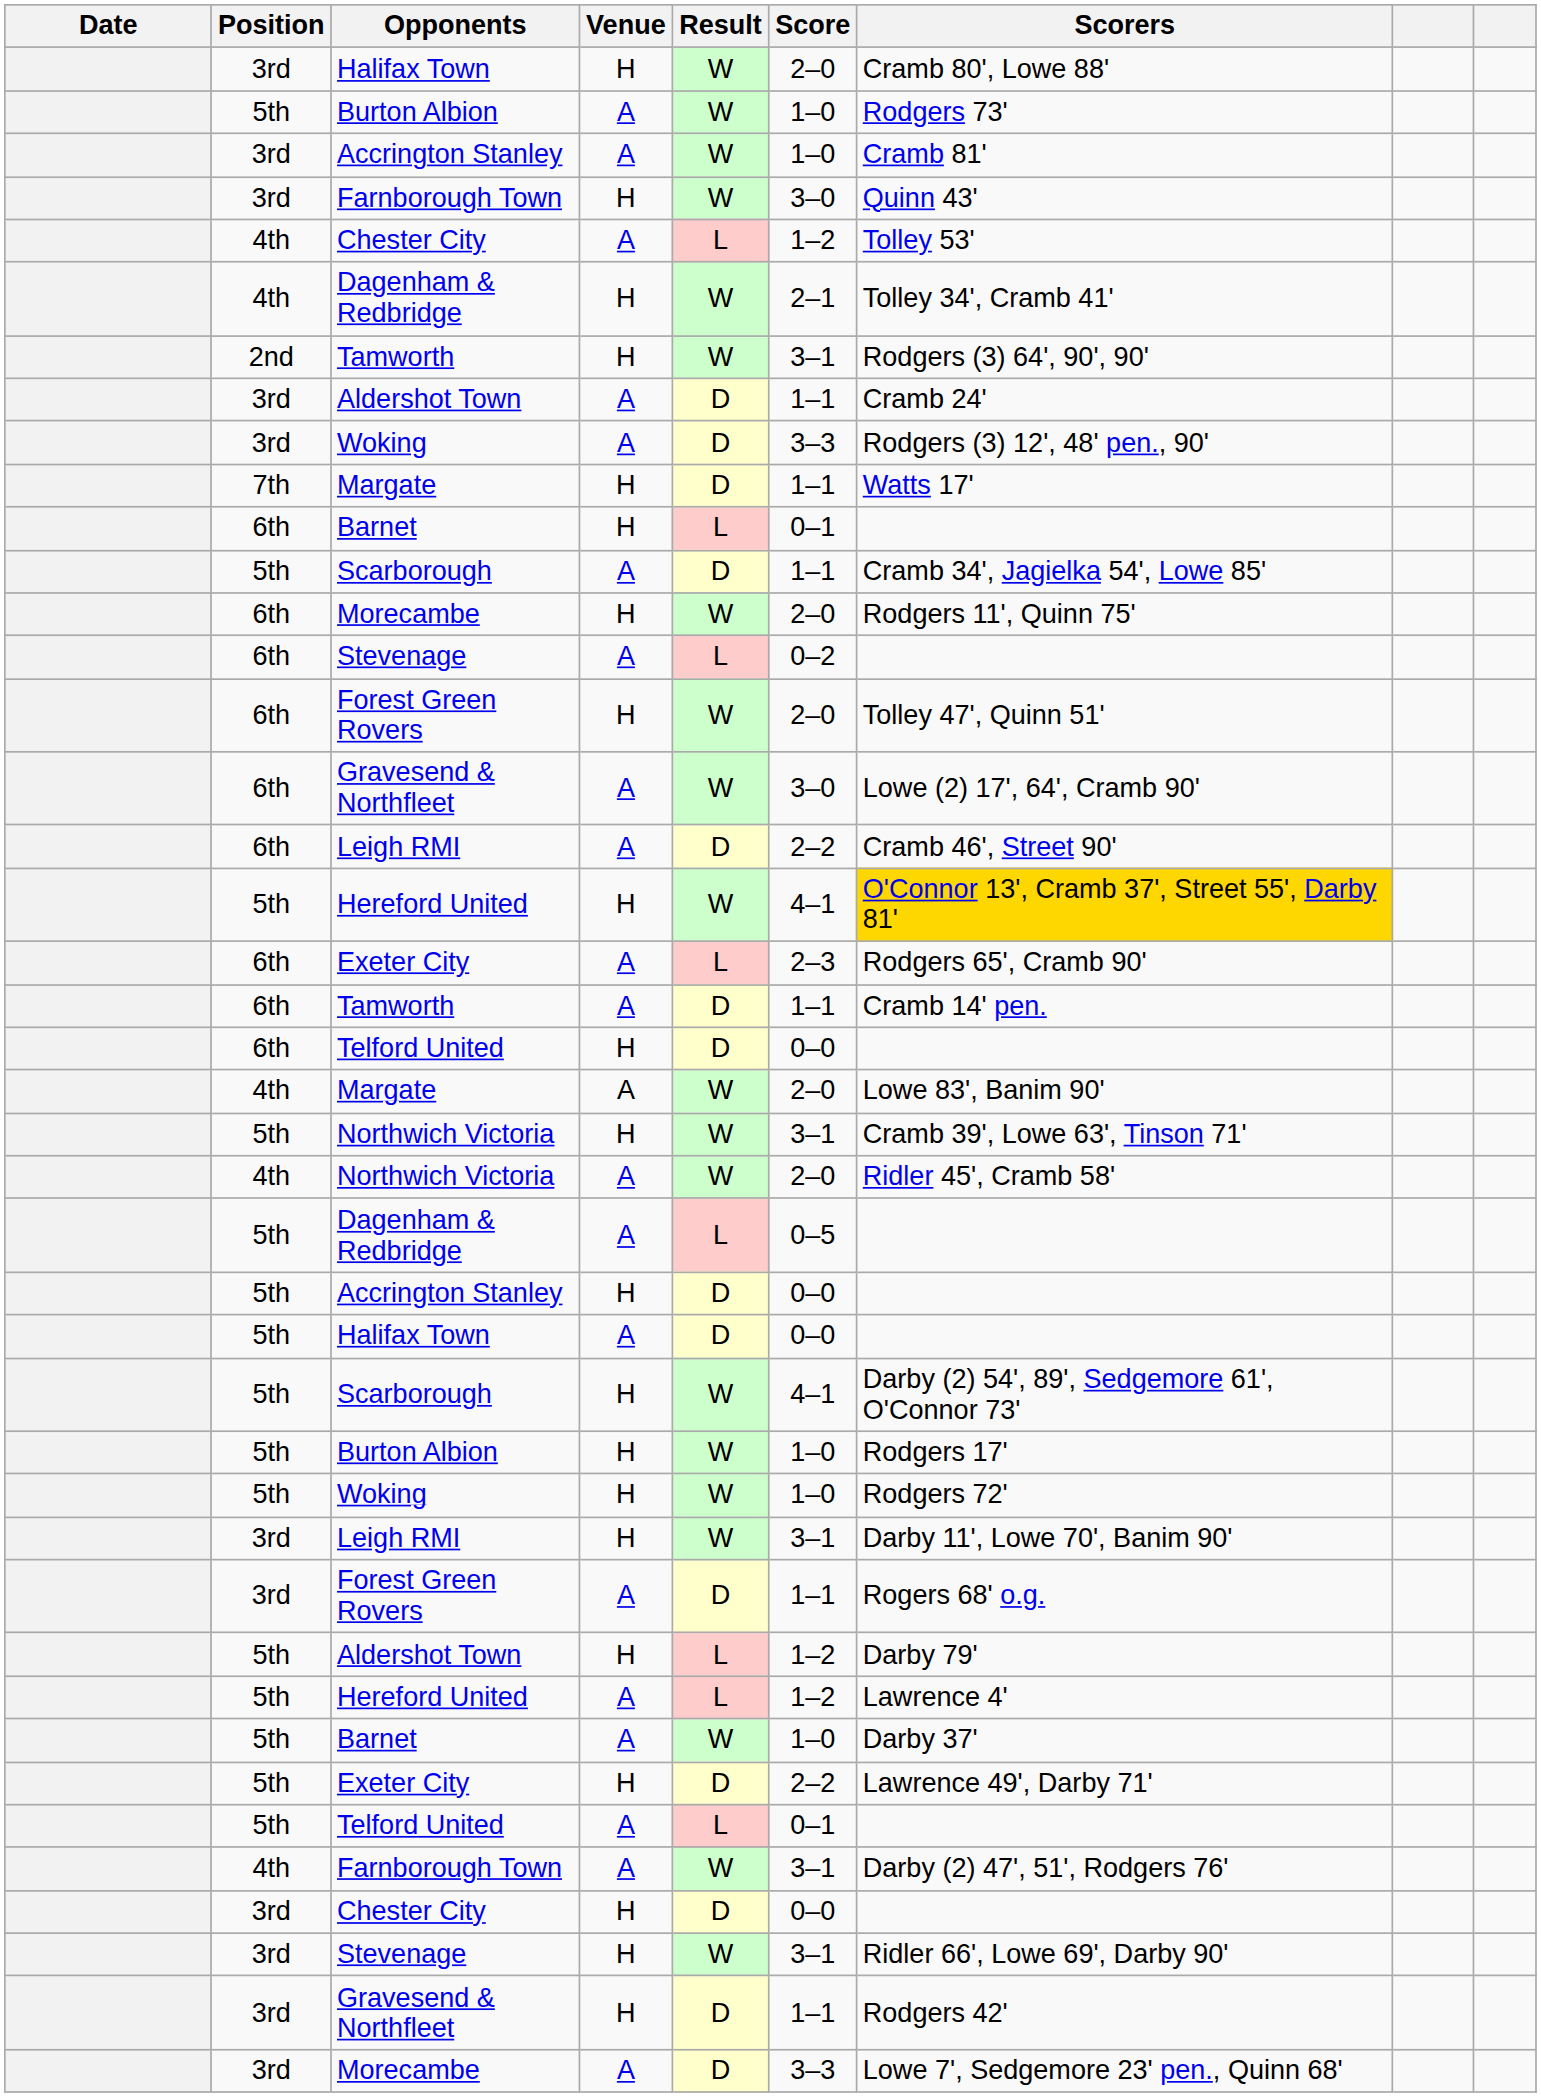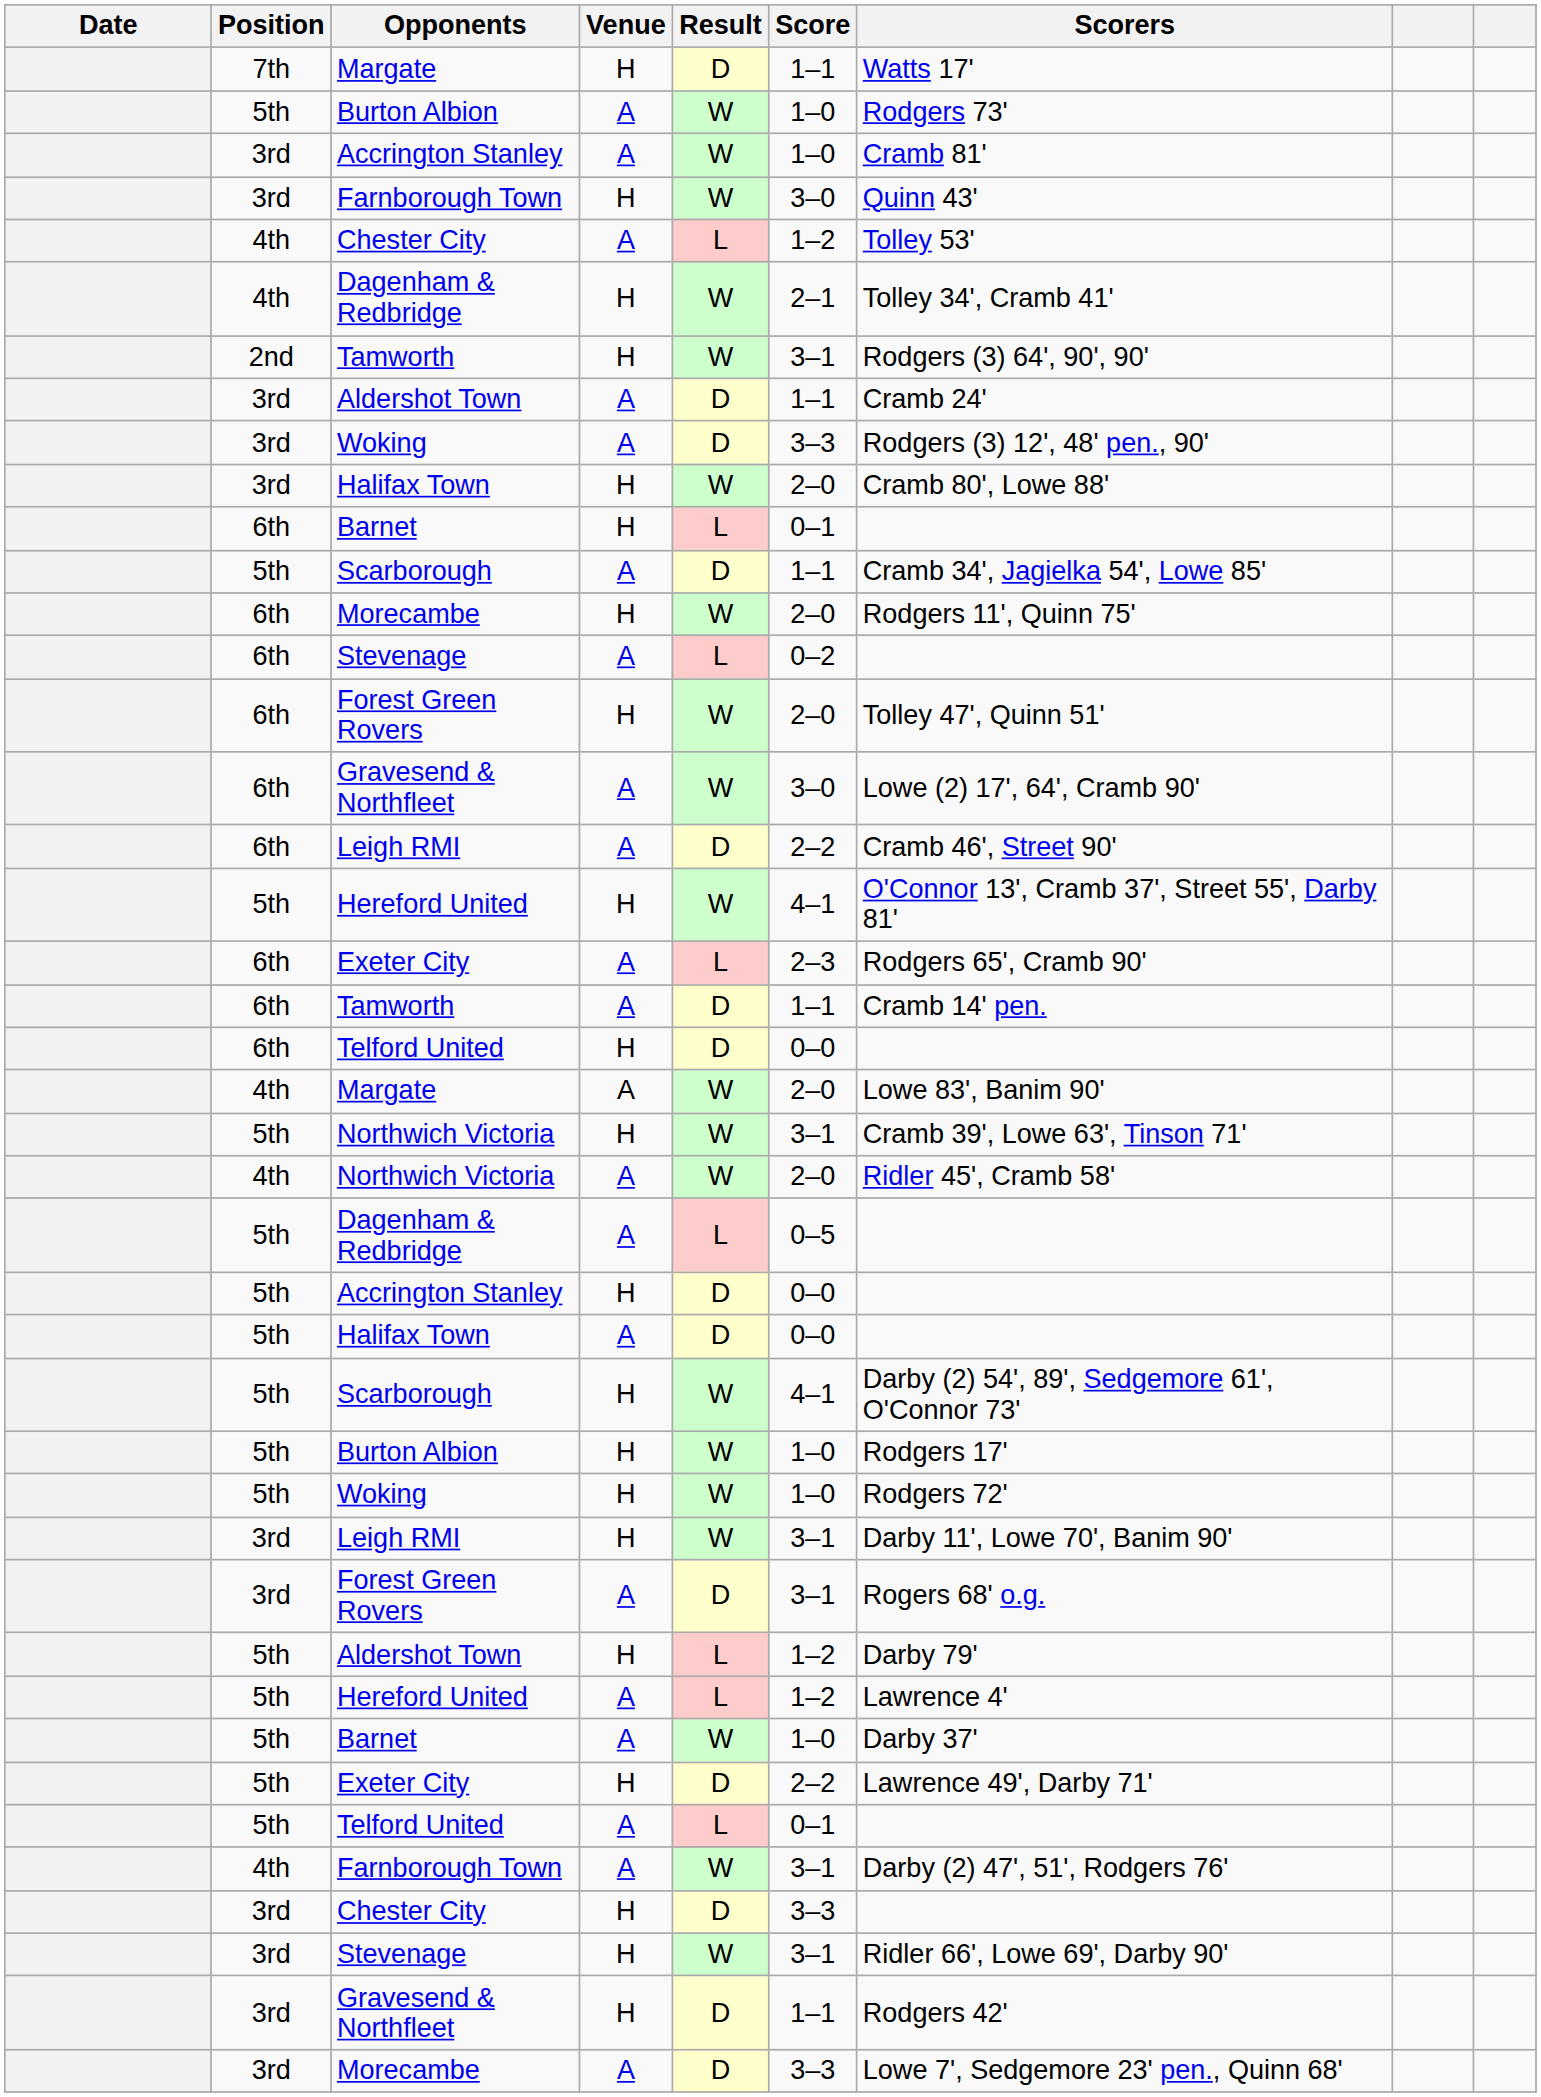rows swapped: (387, 485) <-> (413, 68)
(1120, 904) gold background -> (1120, 904) no background
(813, 1595) 1–1 -> (813, 1595) 3–1
(813, 1911) 0–0 -> (813, 1911) 3–3
